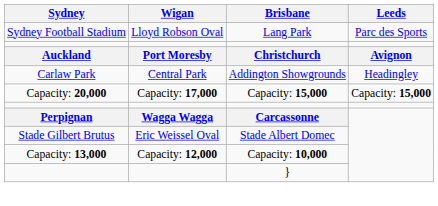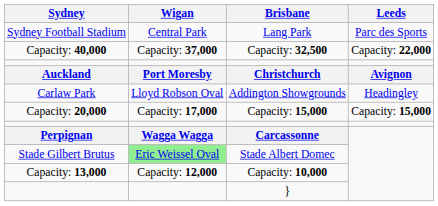(177, 32) Lloyd Robson Oval -> (177, 32) Central Park
+ row: (66, 50)
(177, 74) Central Park -> (177, 93) Lloyd Robson Oval
(177, 135) no background -> (177, 154) lightgreen background
